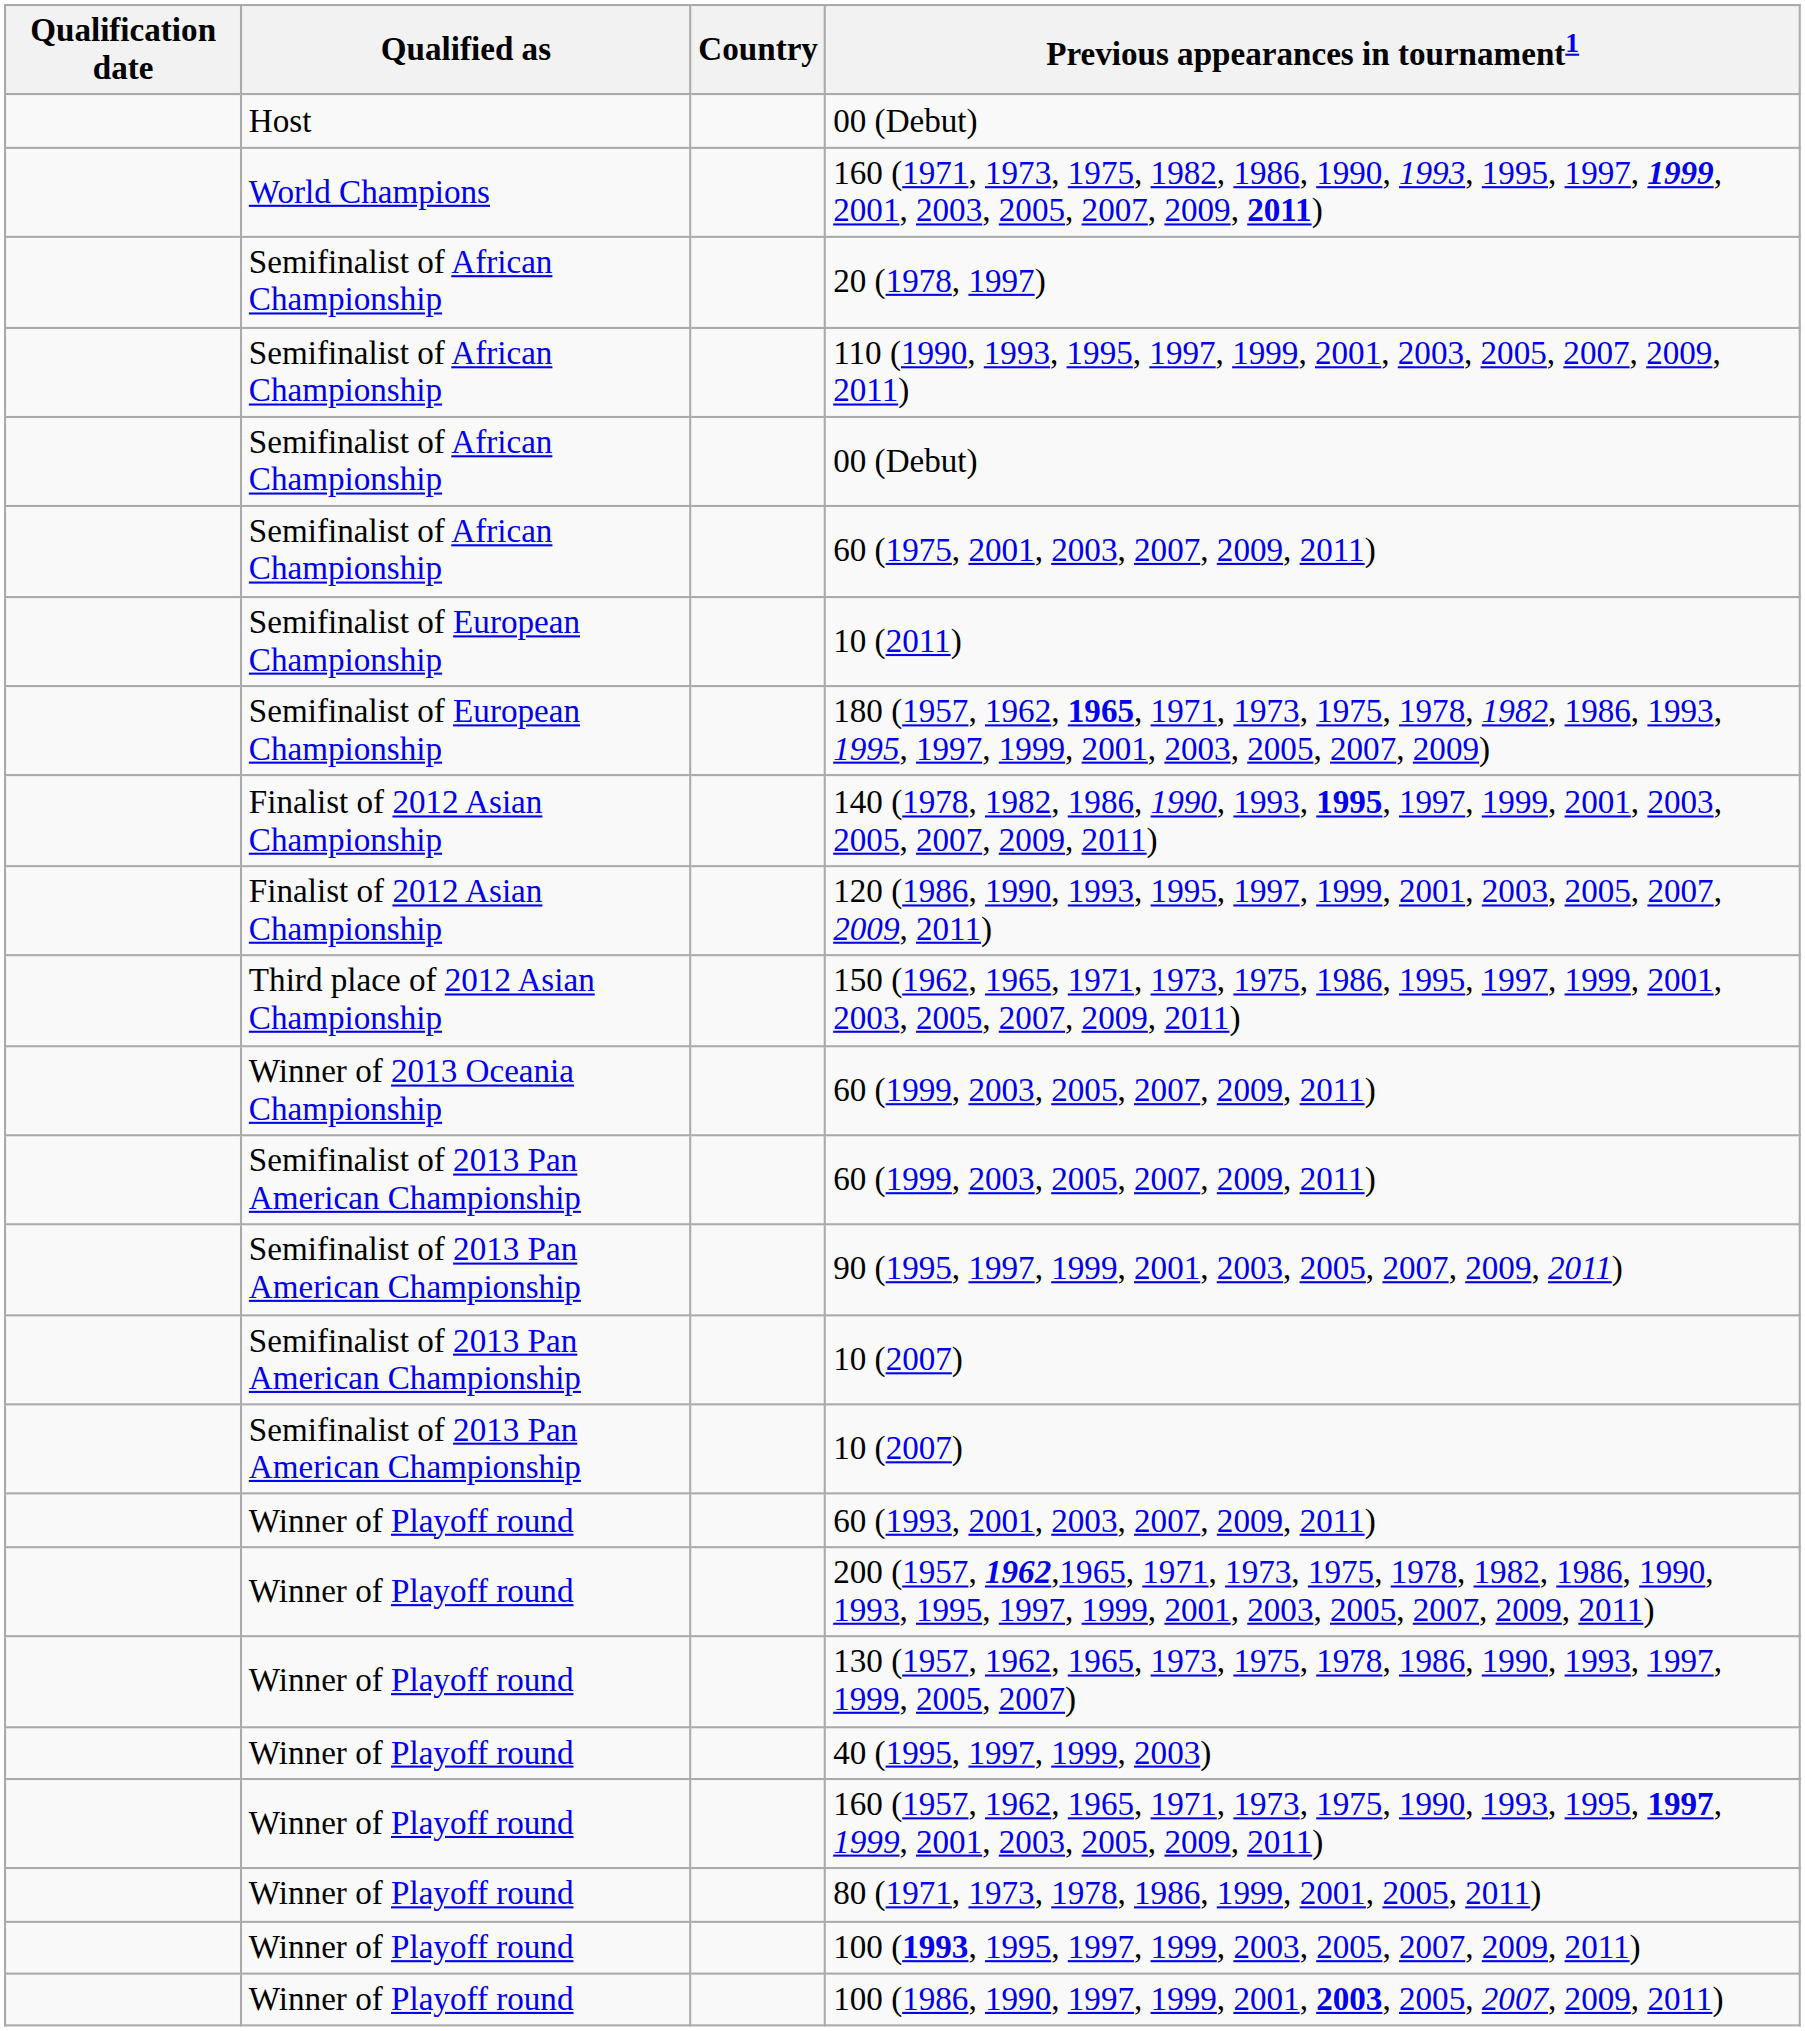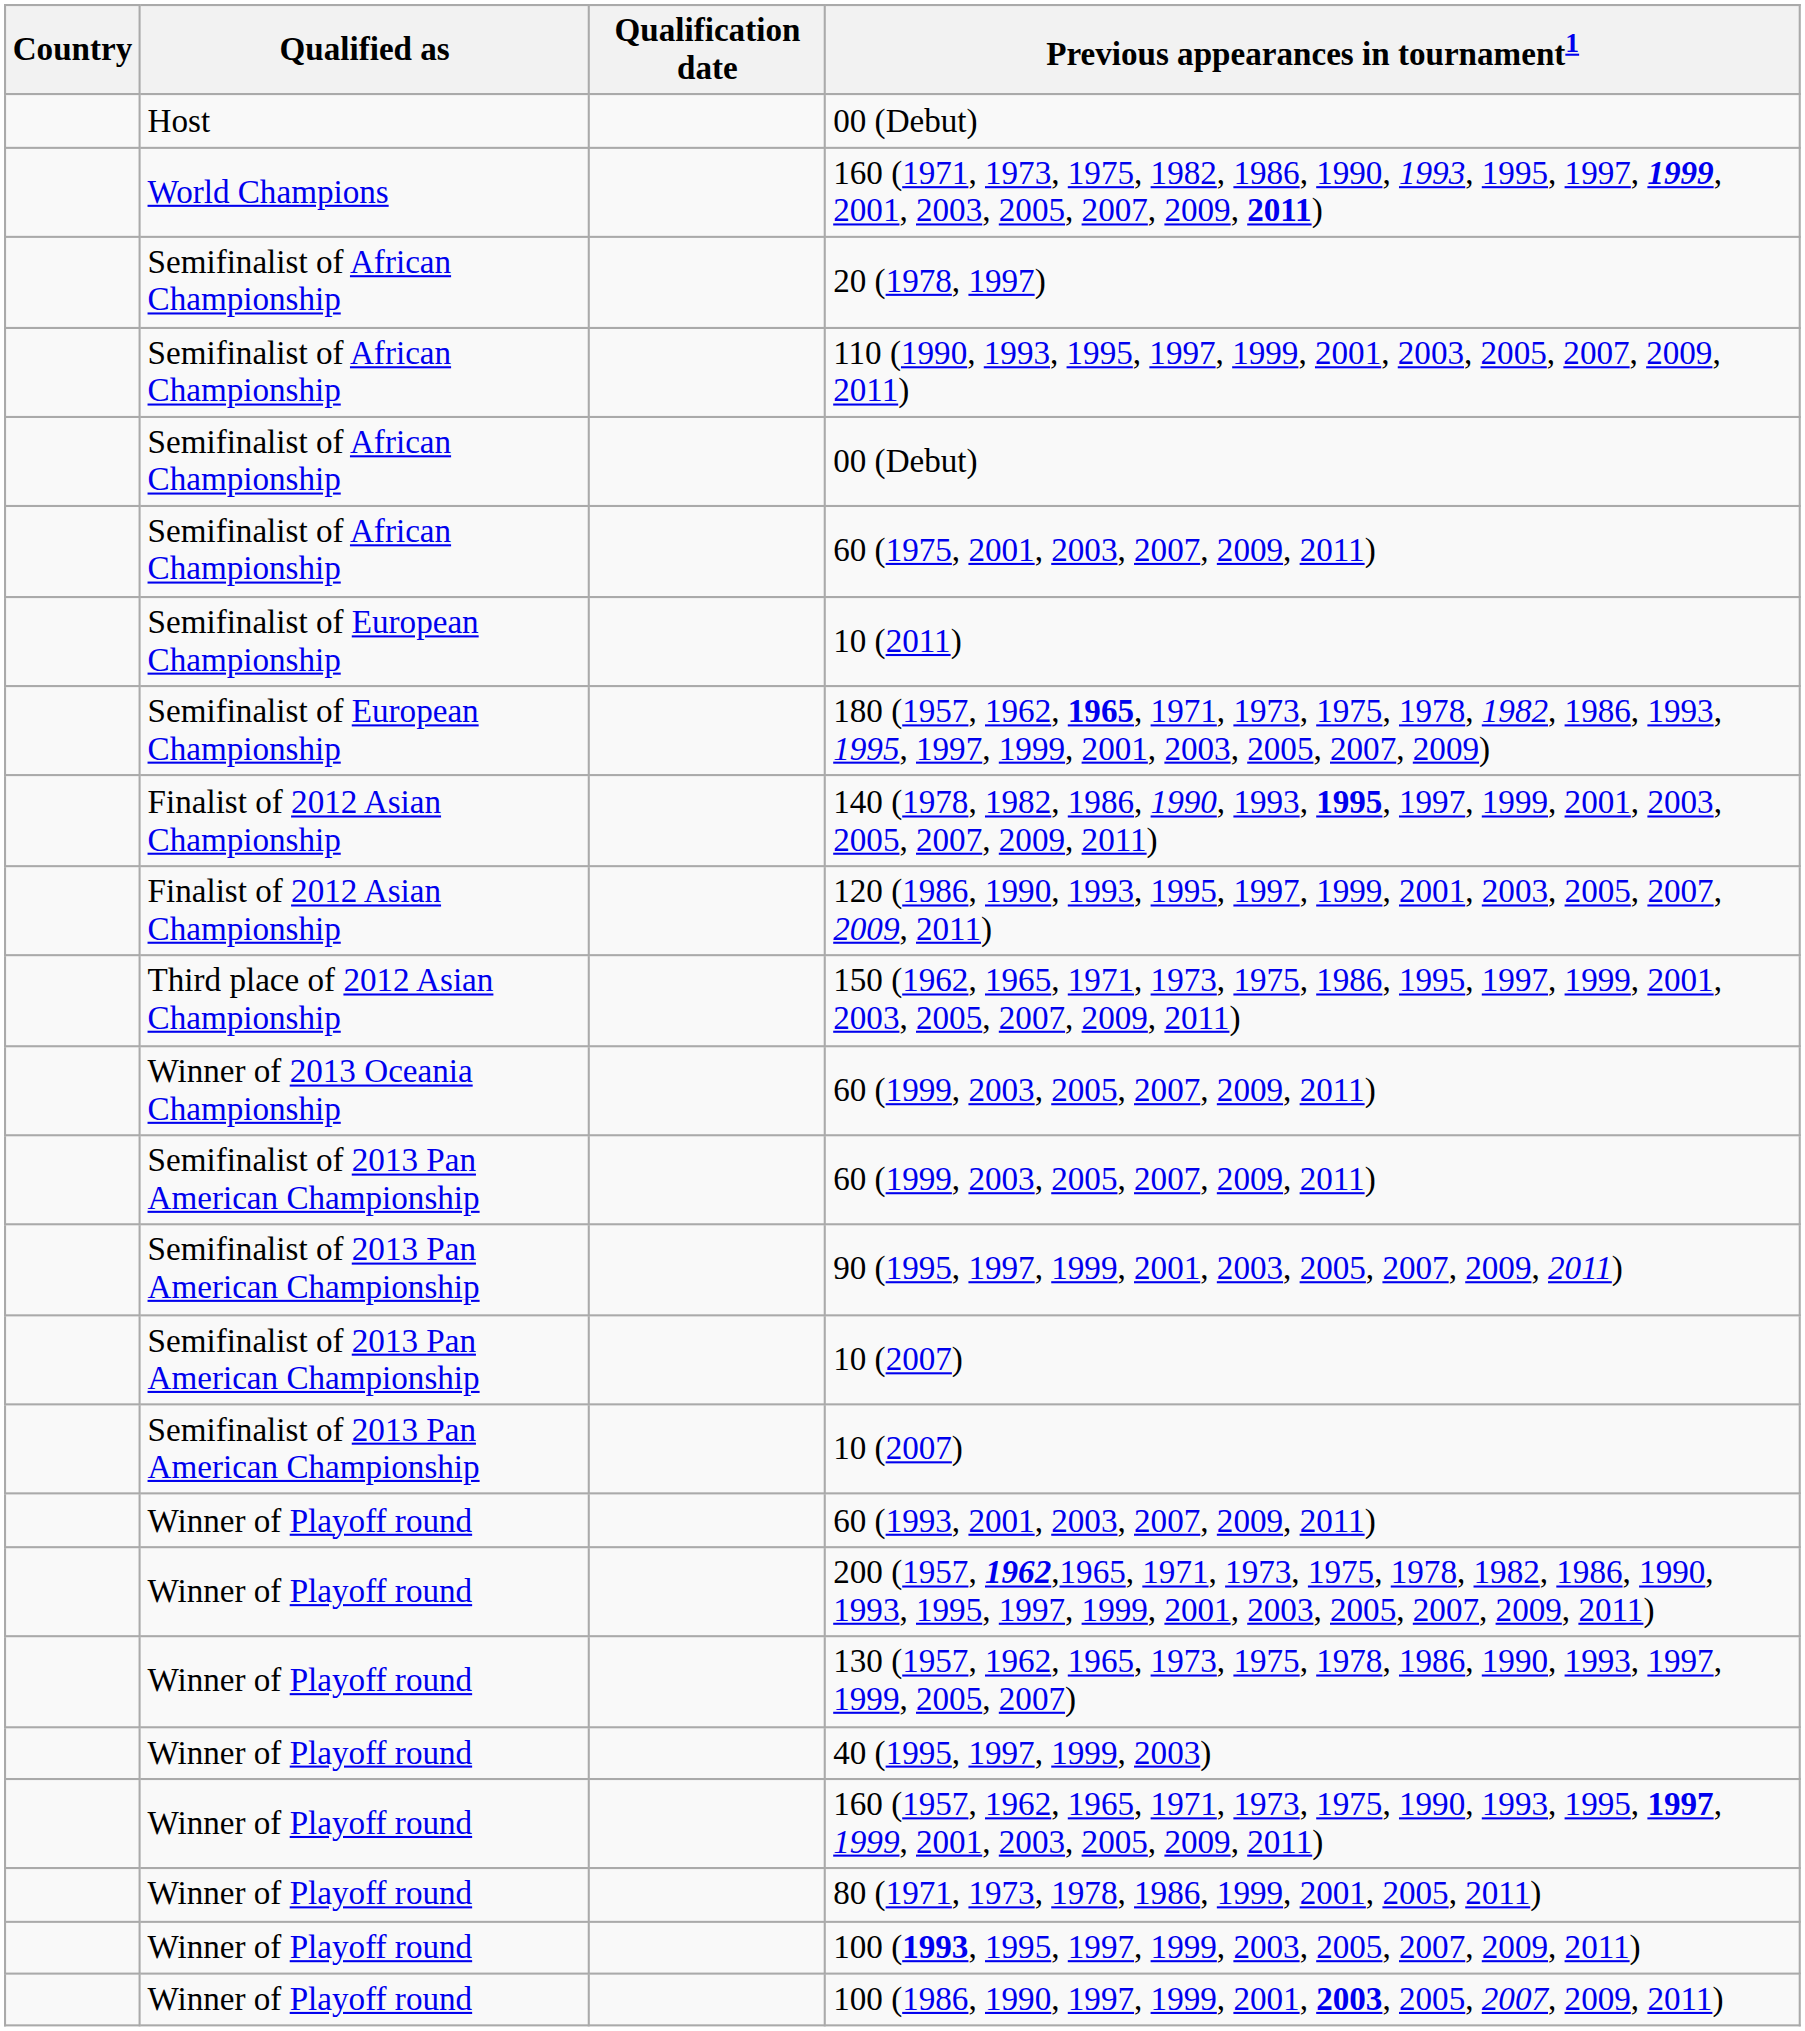columns swapped: (758, 49) <-> (123, 49)
